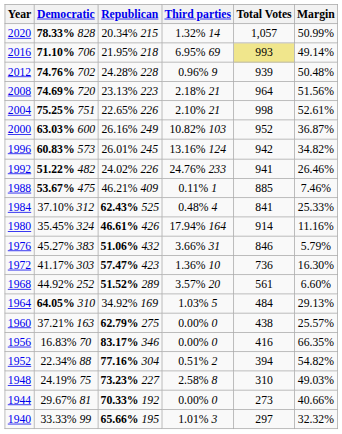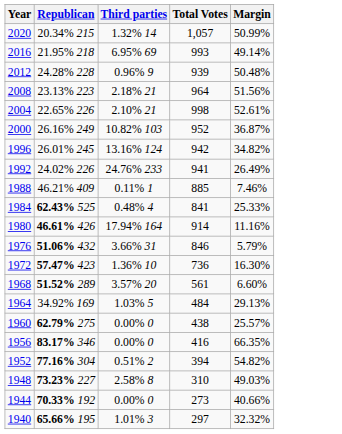- column: (66, 14)
(264, 52) khaki background -> (200, 52) no background
(316, 168) 26.46% -> (252, 168) 26.49%
